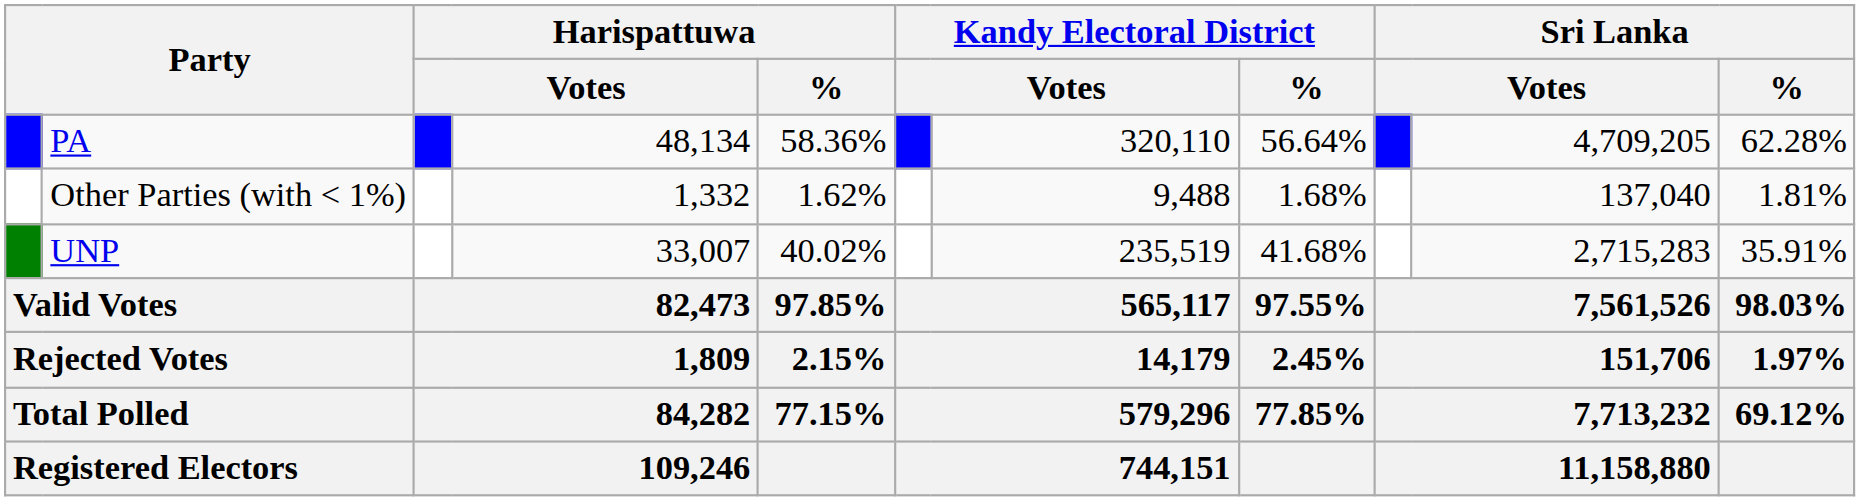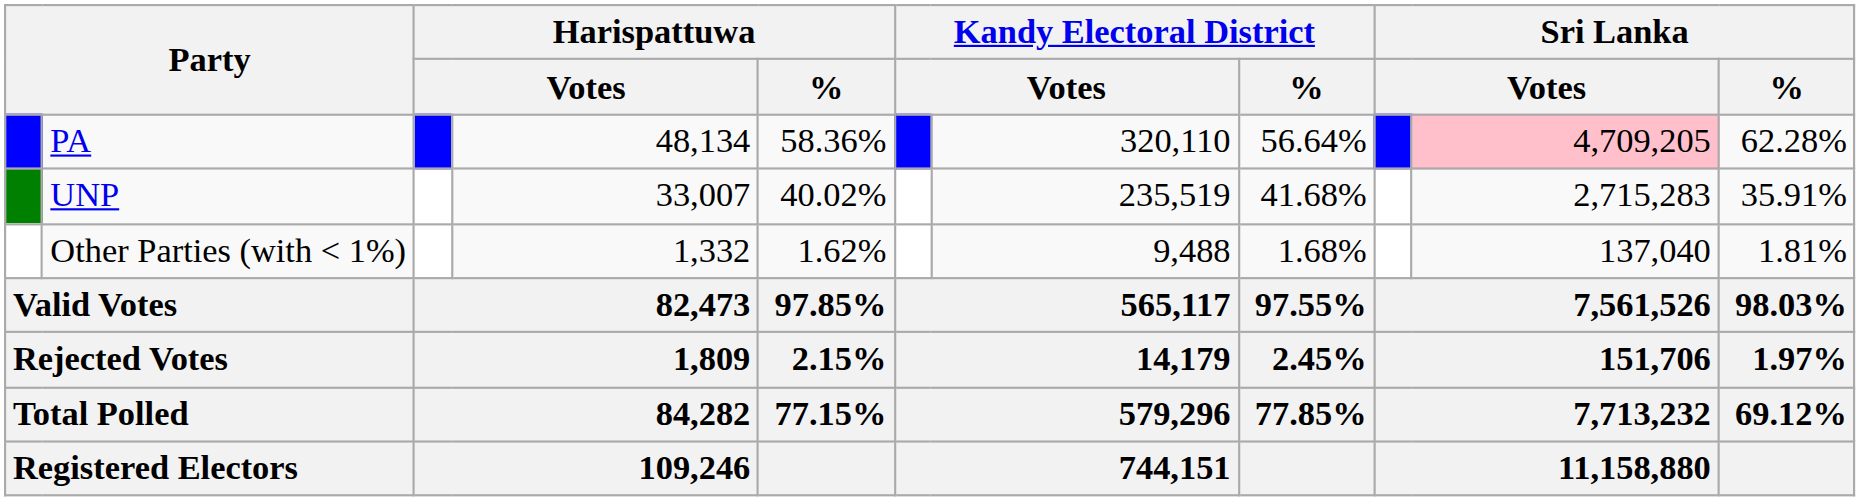(1642, 140) no background -> (1642, 140) pink background
rows swapped: (85, 250) <-> (228, 195)
